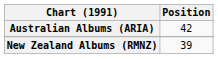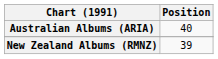(186, 29) 42 -> (186, 29) 40
